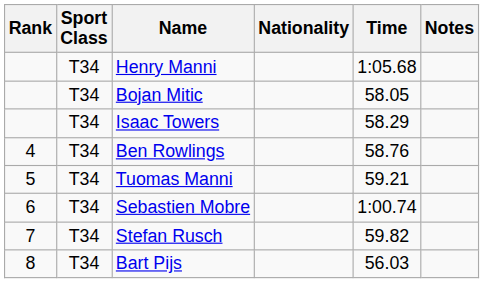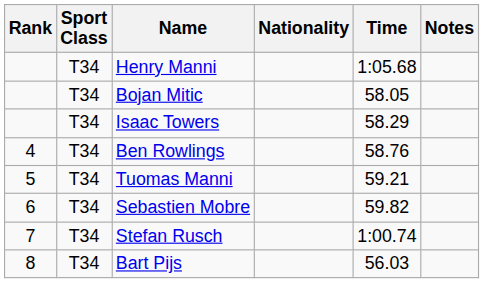(387, 207) 1:00.74 -> (387, 207) 59.82
(387, 235) 59.82 -> (387, 235) 1:00.74
